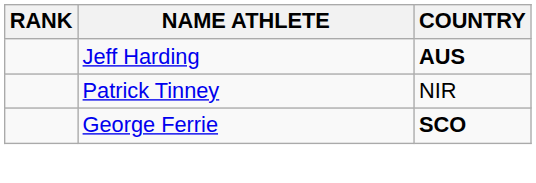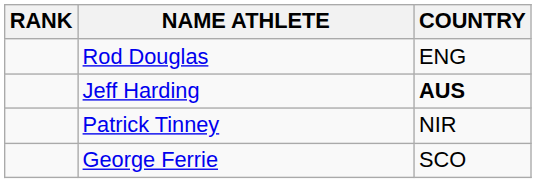+ row: (145, 56)
(443, 125) bold -> (443, 159) normal
